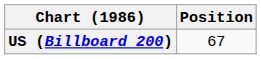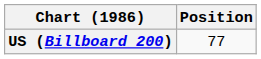(216, 42) 67 -> (216, 42) 77
